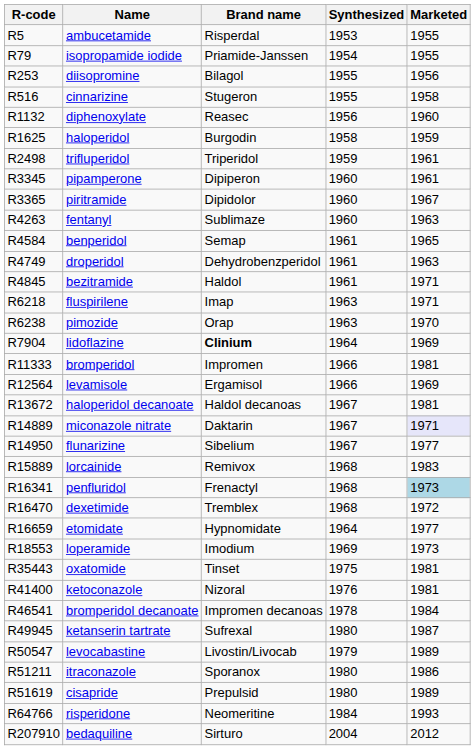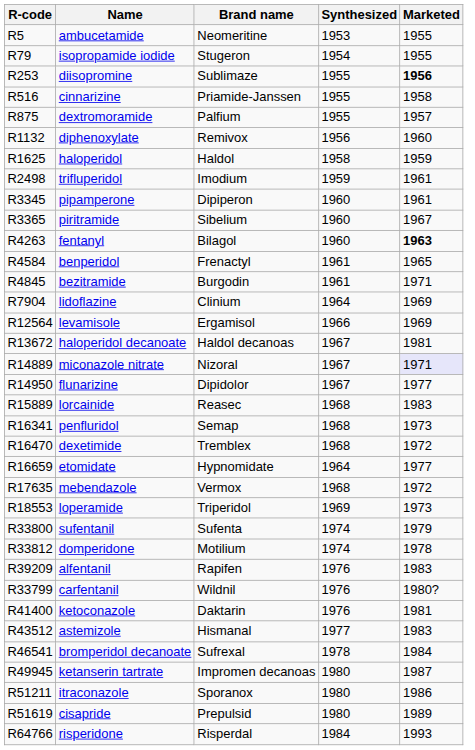(232, 35) Risperdal -> (232, 35) Neomeritine
(256, 55) Priamide-Janssen -> (224, 55) Stugeron
(224, 76) Bilagol -> (228, 76) Sublimaze
(425, 76) normal -> (417, 76) bold
(231, 96) Stugeron -> (249, 96) Priamide-Janssen
+ row: (106, 117)
(226, 117) Reasec -> (223, 138) Remivox
(230, 138) Burgodin -> (216, 158) Haldol
(231, 158) Triperidol -> (222, 179) Imodium
(230, 199) Dipidolor -> (222, 220) Sibelium
(235, 220) Sublimaze -> (217, 240) Bilagol
(425, 220) normal -> (417, 240) bold
(225, 240) Semap -> (224, 261) Frenactyl
- row: (95, 261)
(223, 281) Haldol -> (223, 281) Burgodin
- row: (97, 302)
- row: (92, 323)
(228, 343) bold -> (219, 302) normal
- row: (100, 364)
(229, 425) Daktarin -> (217, 364) Nizoral
(229, 446) Sibelium -> (223, 384) Dipidolor
(230, 466) Remivox -> (219, 405) Reasec
(231, 487) Frenactyl -> (218, 425) Semap
(425, 487) lightblue background -> (417, 425) no background
+ row: (98, 487)
(229, 549) Imodium -> (224, 508) Triperidol
+ row: (87, 528)
+ row: (97, 549)
- row: (96, 569)
+ row: (85, 569)
+ row: (89, 590)
(225, 590) Nizoral -> (221, 610) Daktarin
+ row: (90, 631)
(264, 610) Impromen decanoas -> (221, 651) Sufrexal
(228, 631) Sufrexal -> (256, 672) Impromen decanoas
- row: (106, 651)
(239, 713) Neomeritine -> (225, 734) Risperdal
- row: (99, 734)
